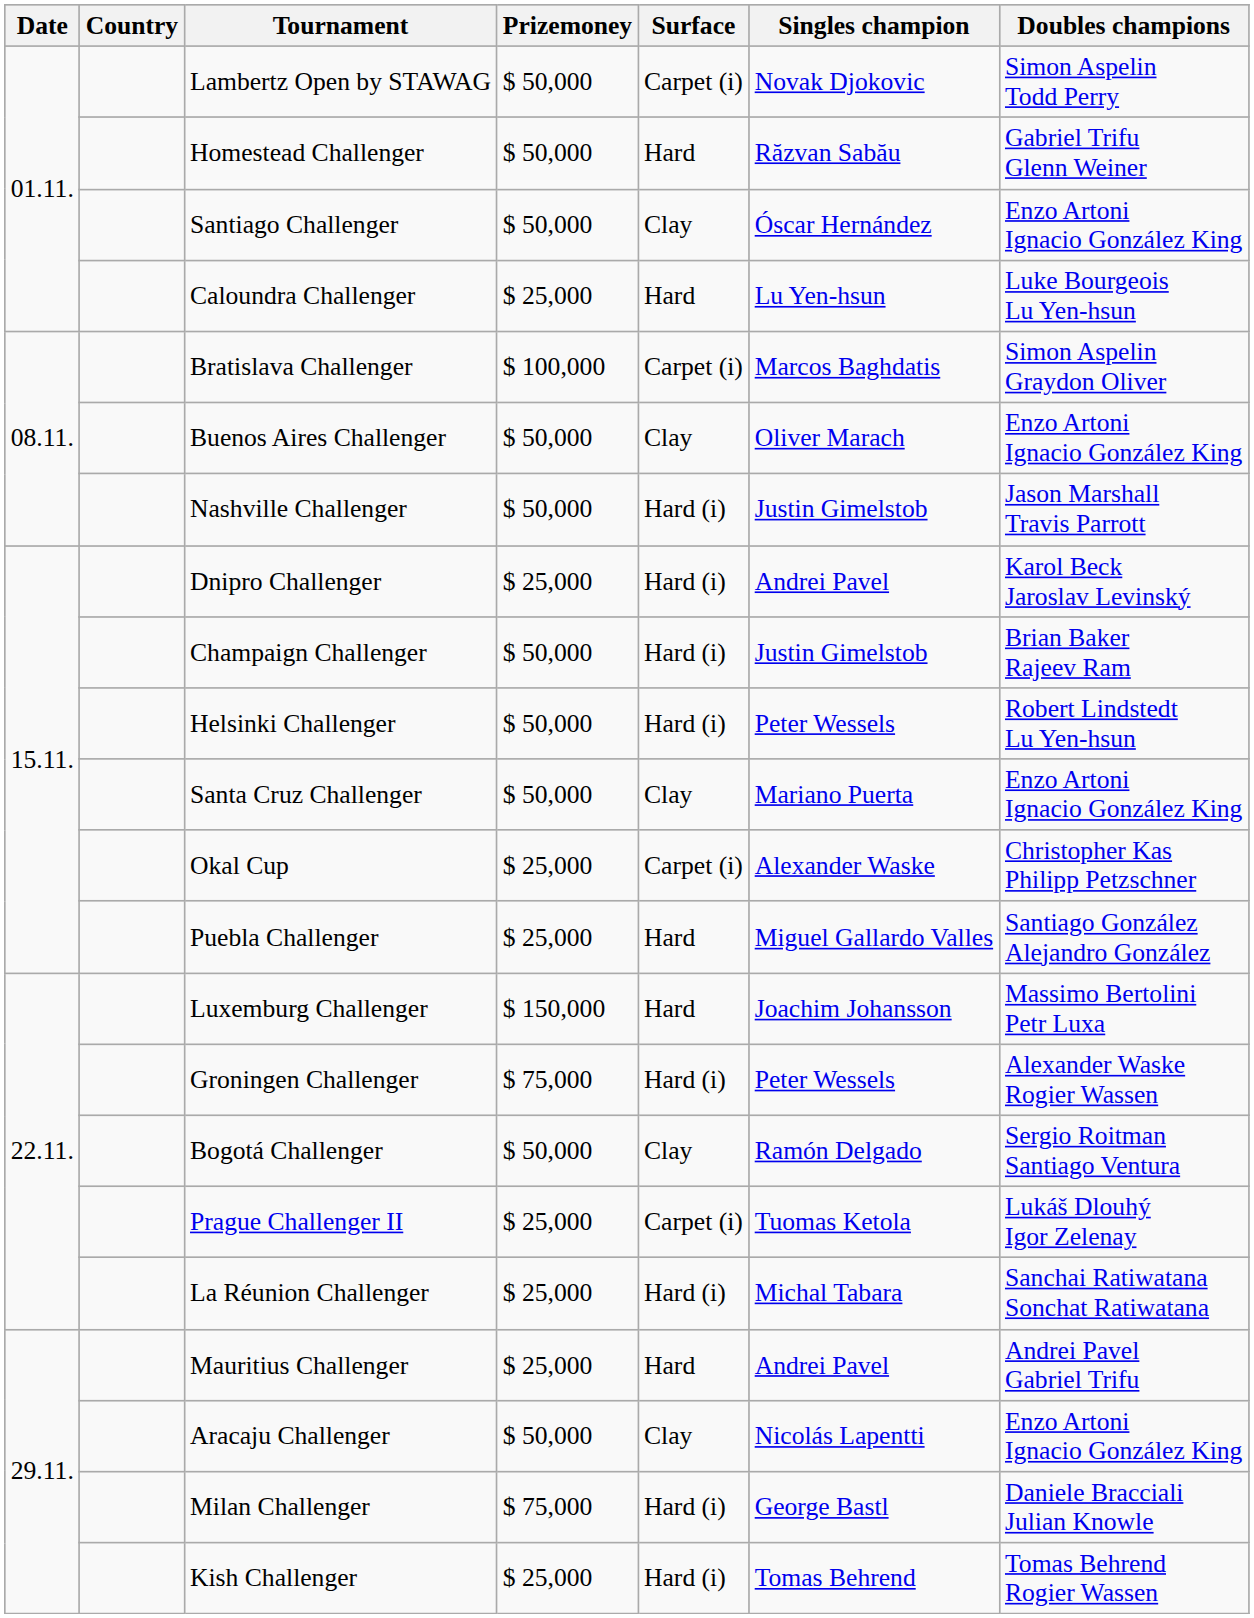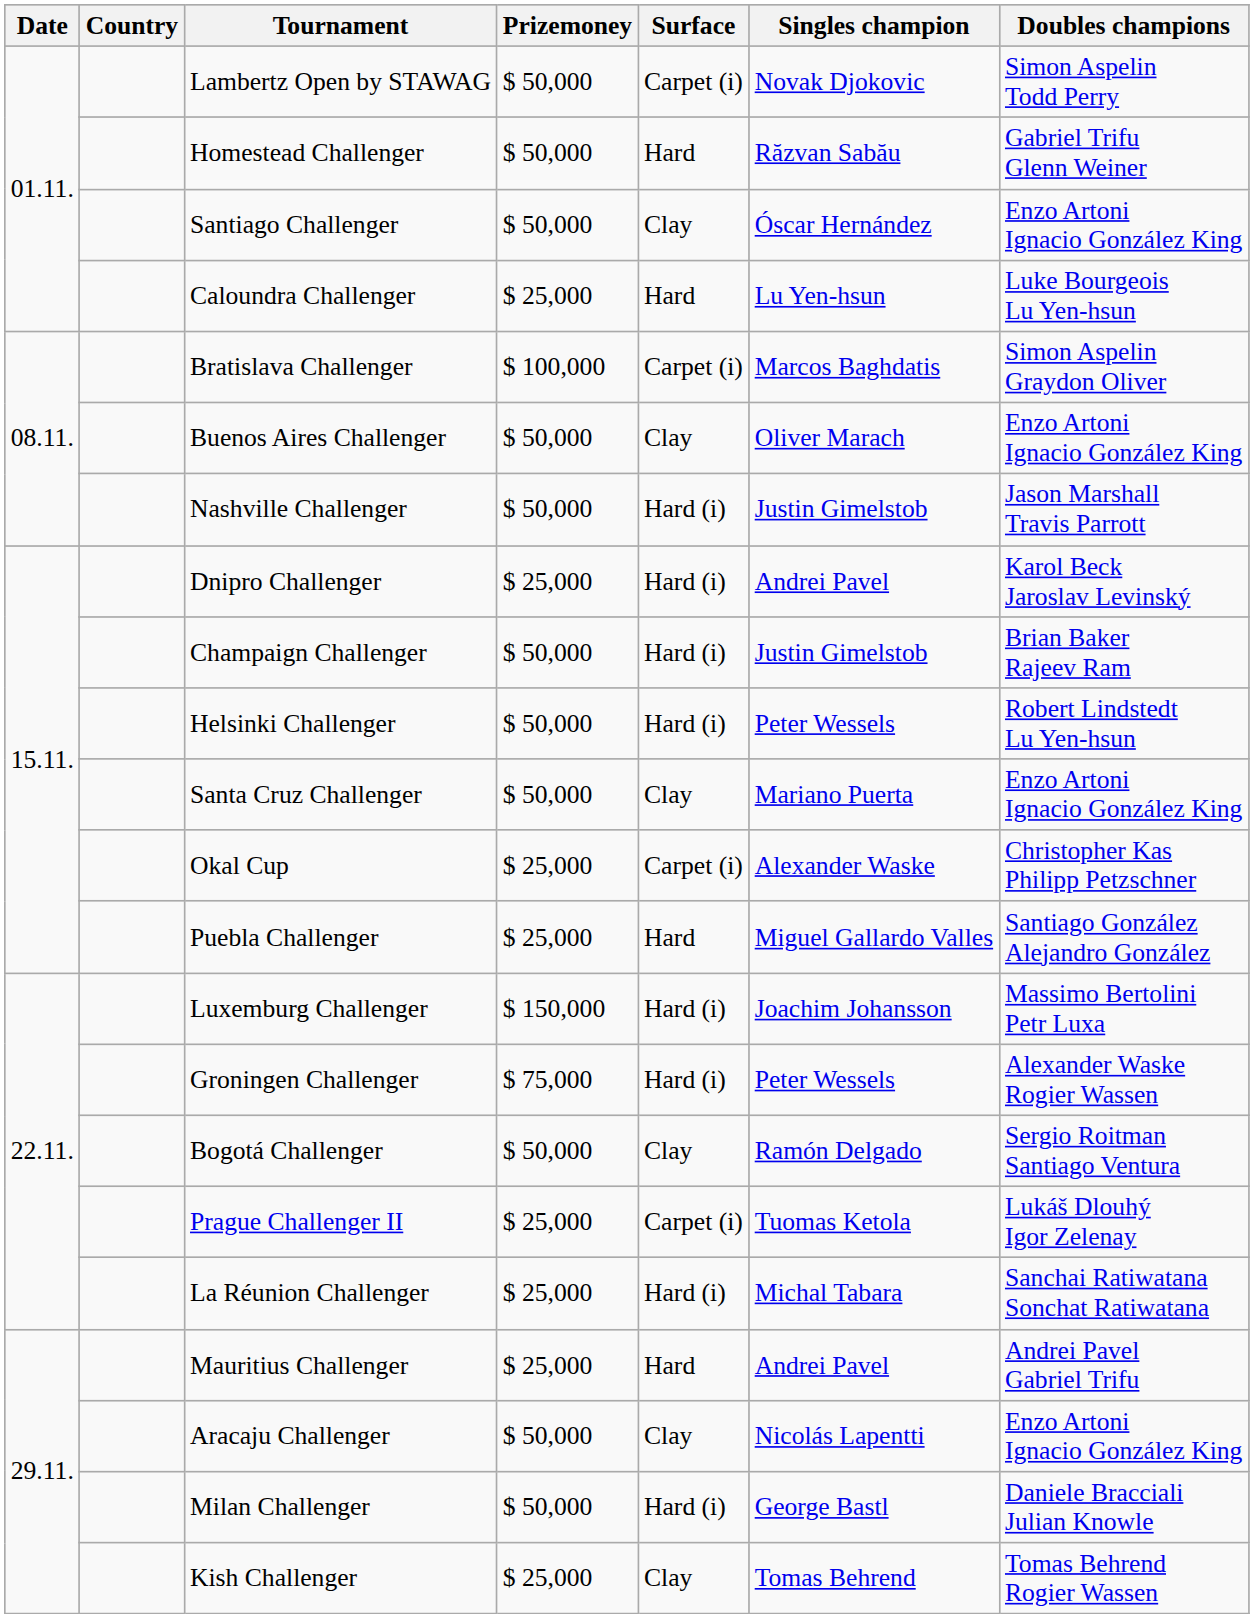(670, 1007) Hard -> (685, 1007) Hard (i)
(548, 1506) $ 75,000 -> (548, 1506) $ 50,000
(685, 1577) Hard (i) -> (668, 1577) Clay
